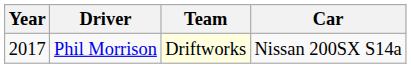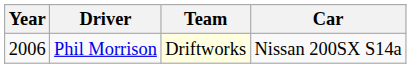(27, 48) 2017 -> (27, 48) 2006
